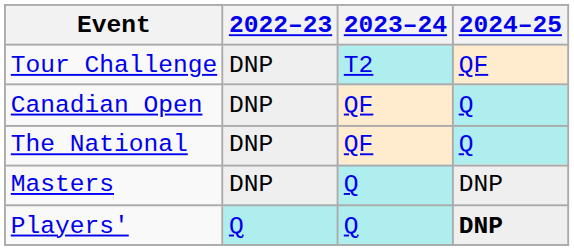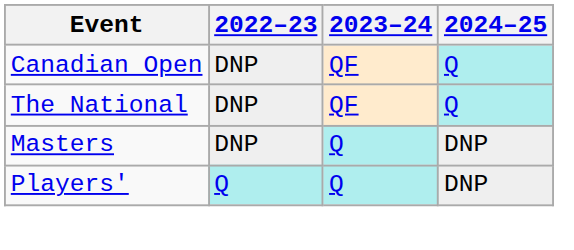- row: (114, 65)
(481, 225) bold -> (466, 185) normal
